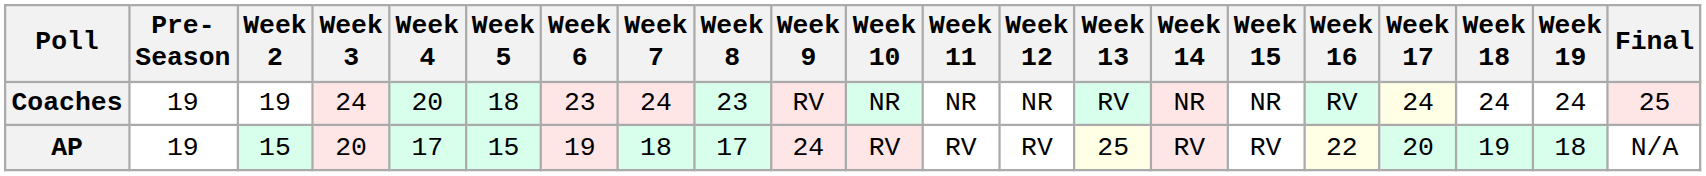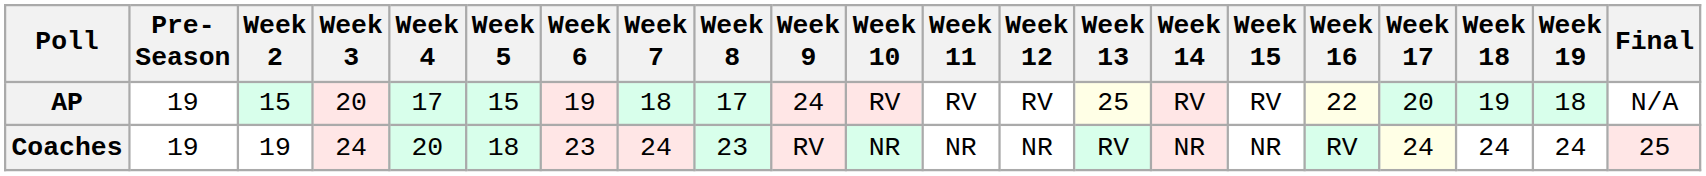rows swapped: (67, 148) <-> (67, 103)
